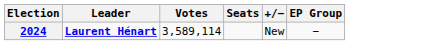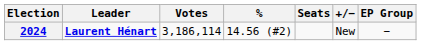+ column: (259, 13)
(192, 31) 3,589,114 -> (192, 31) 3,186,114
